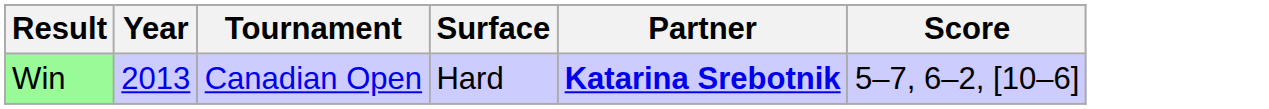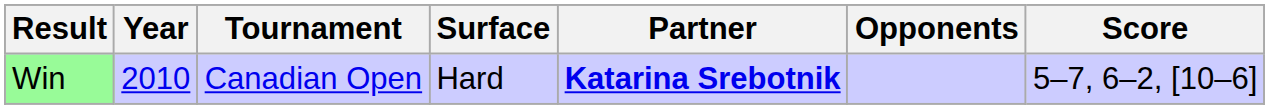+ column: (937, 29)
(156, 78) 2013 -> (156, 78) 2010
